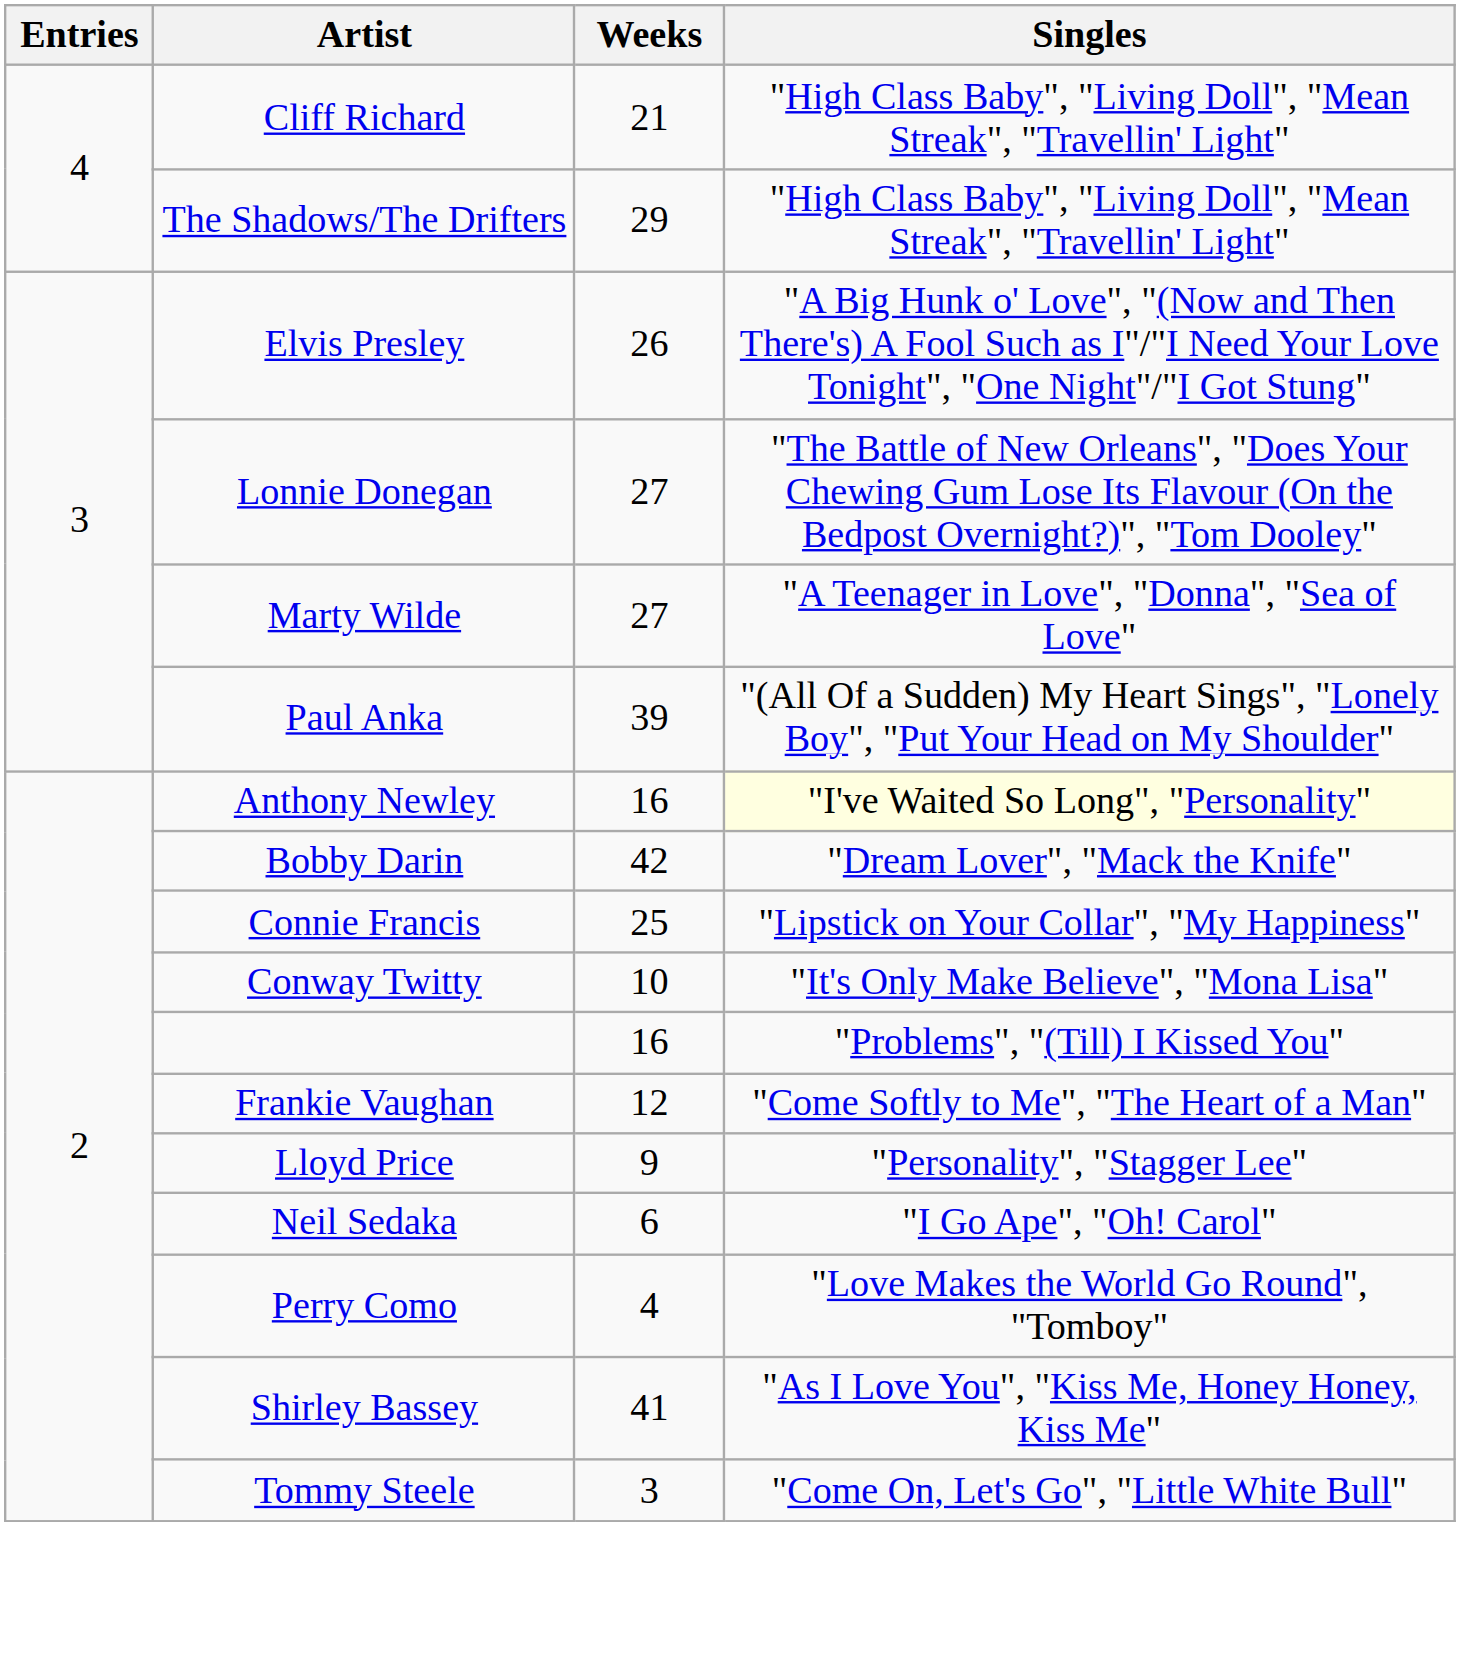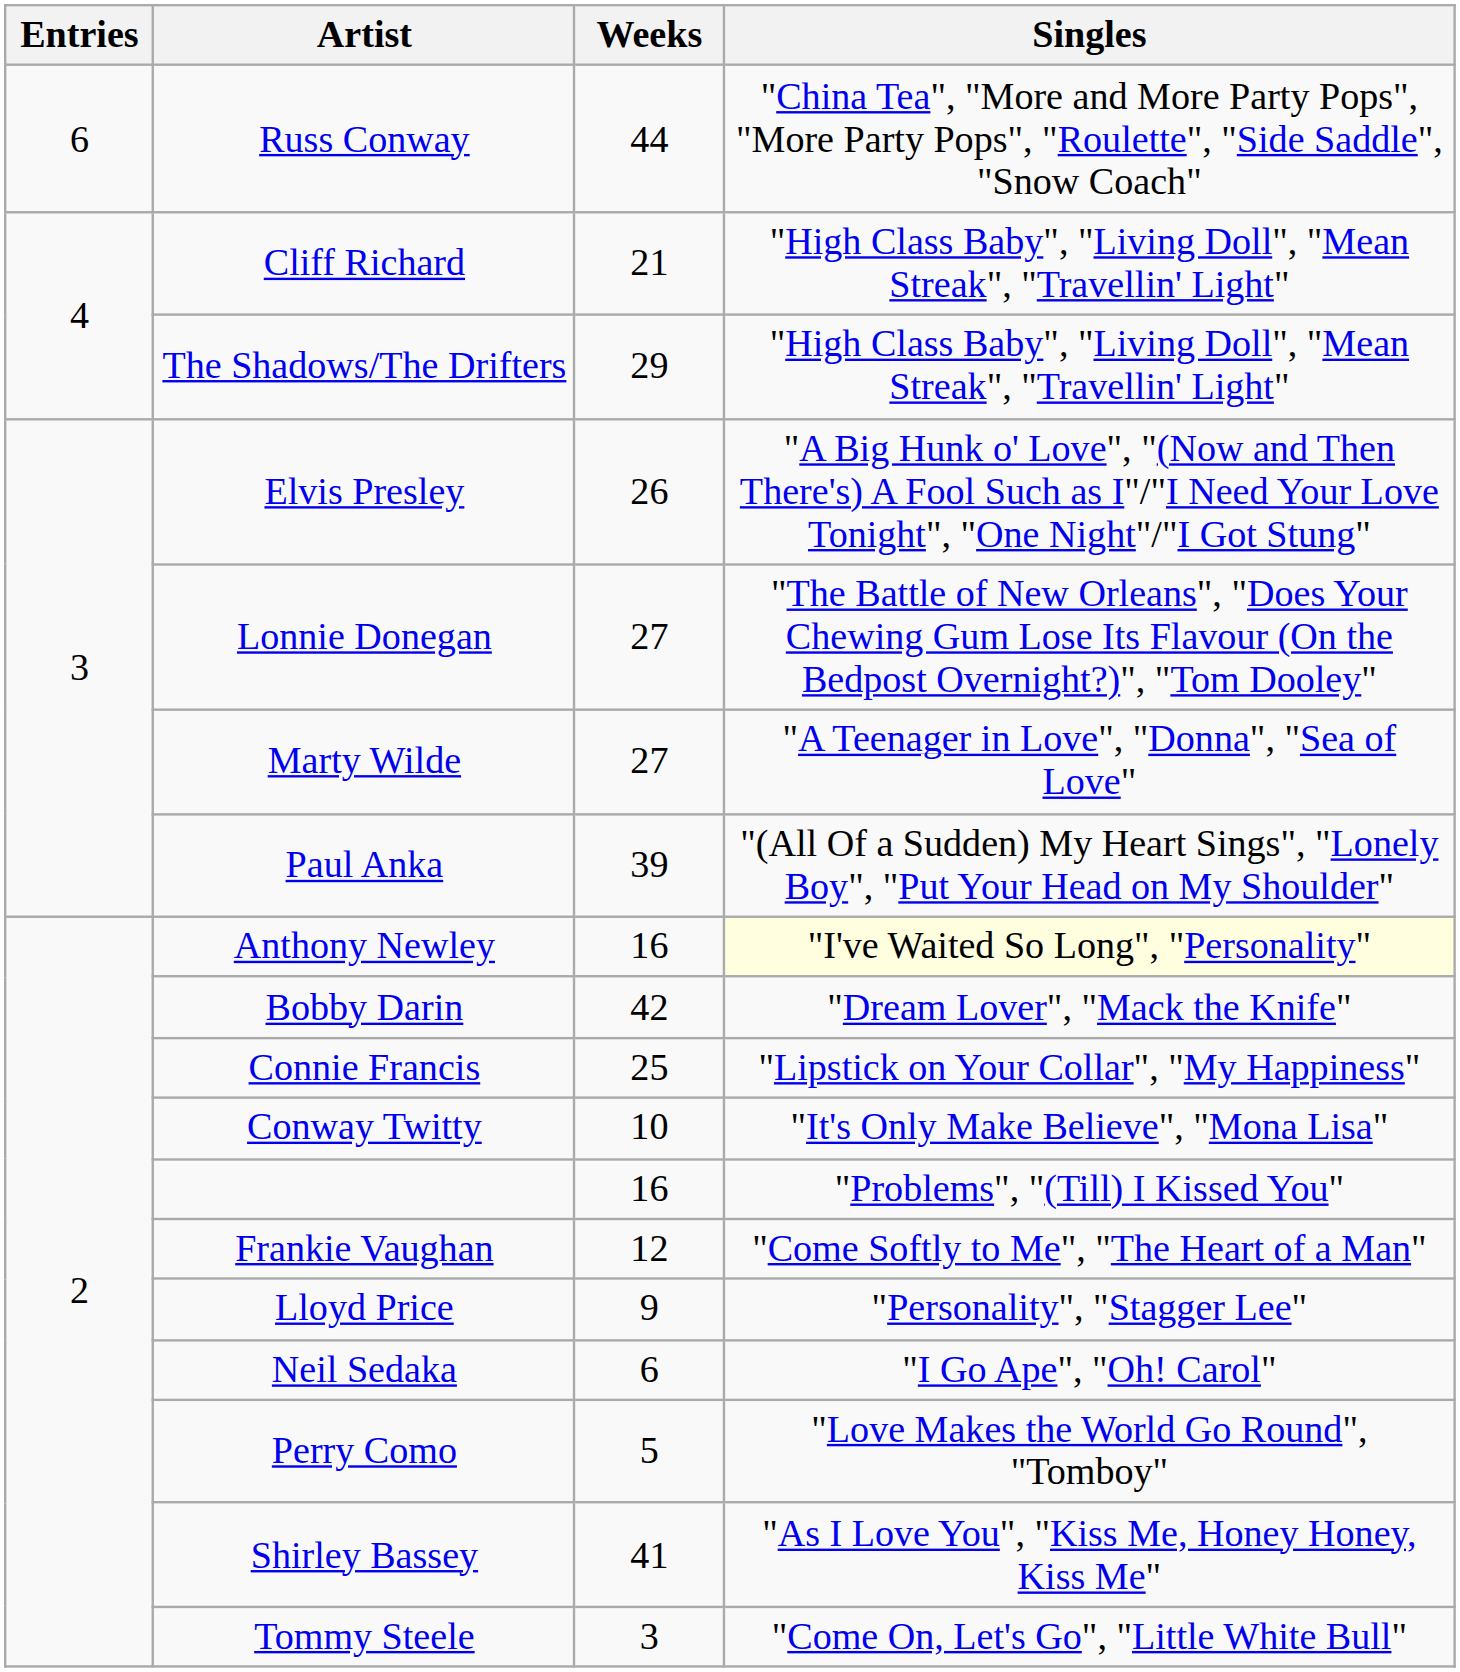+ row: (364, 137)
(649, 1304) 4 -> (649, 1450) 5
